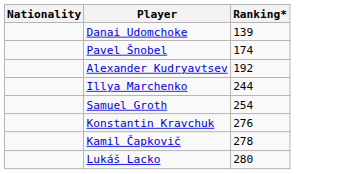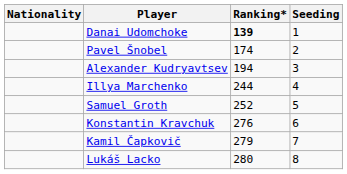+ column: (316, 14)
(243, 32) normal -> (243, 32) bold
(243, 68) 192 -> (243, 68) 194
(243, 105) 254 -> (243, 105) 252
(243, 141) 278 -> (243, 141) 279
